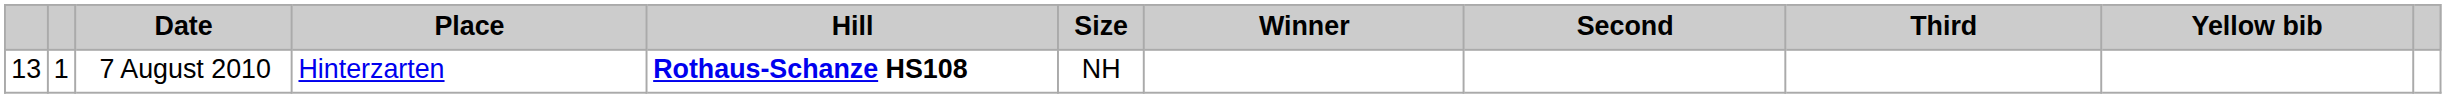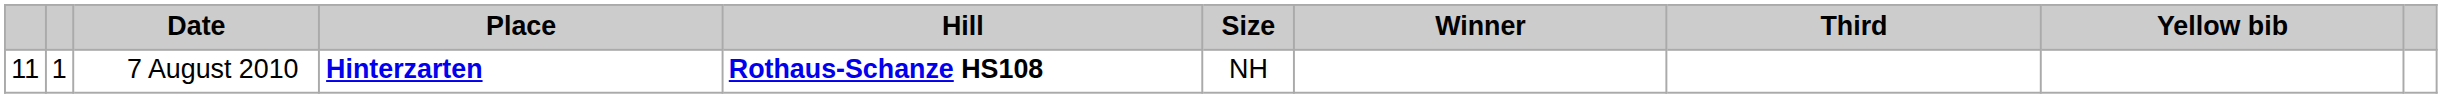- column: (1625, 26)
(26, 70) 13 -> (25, 70) 11
(372, 70) normal -> (404, 70) bold
